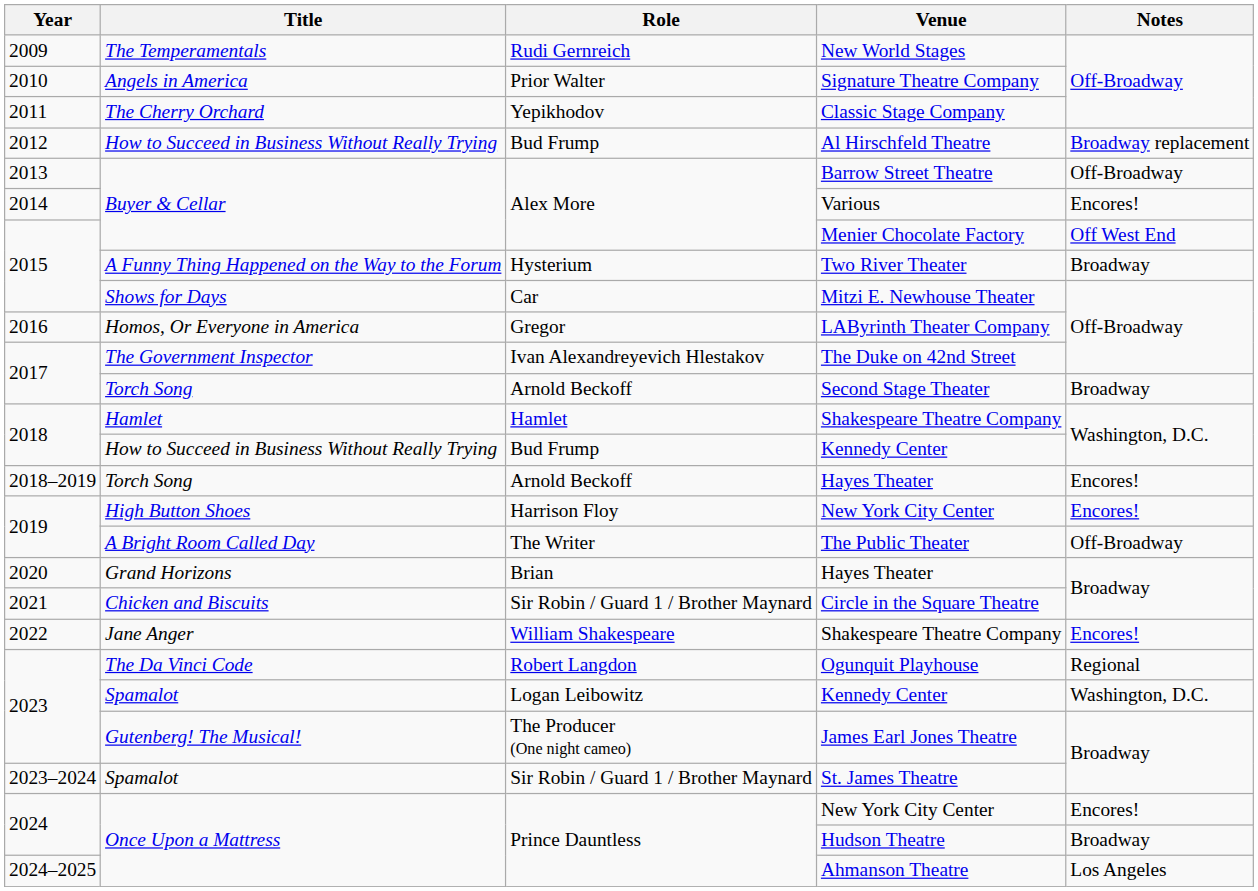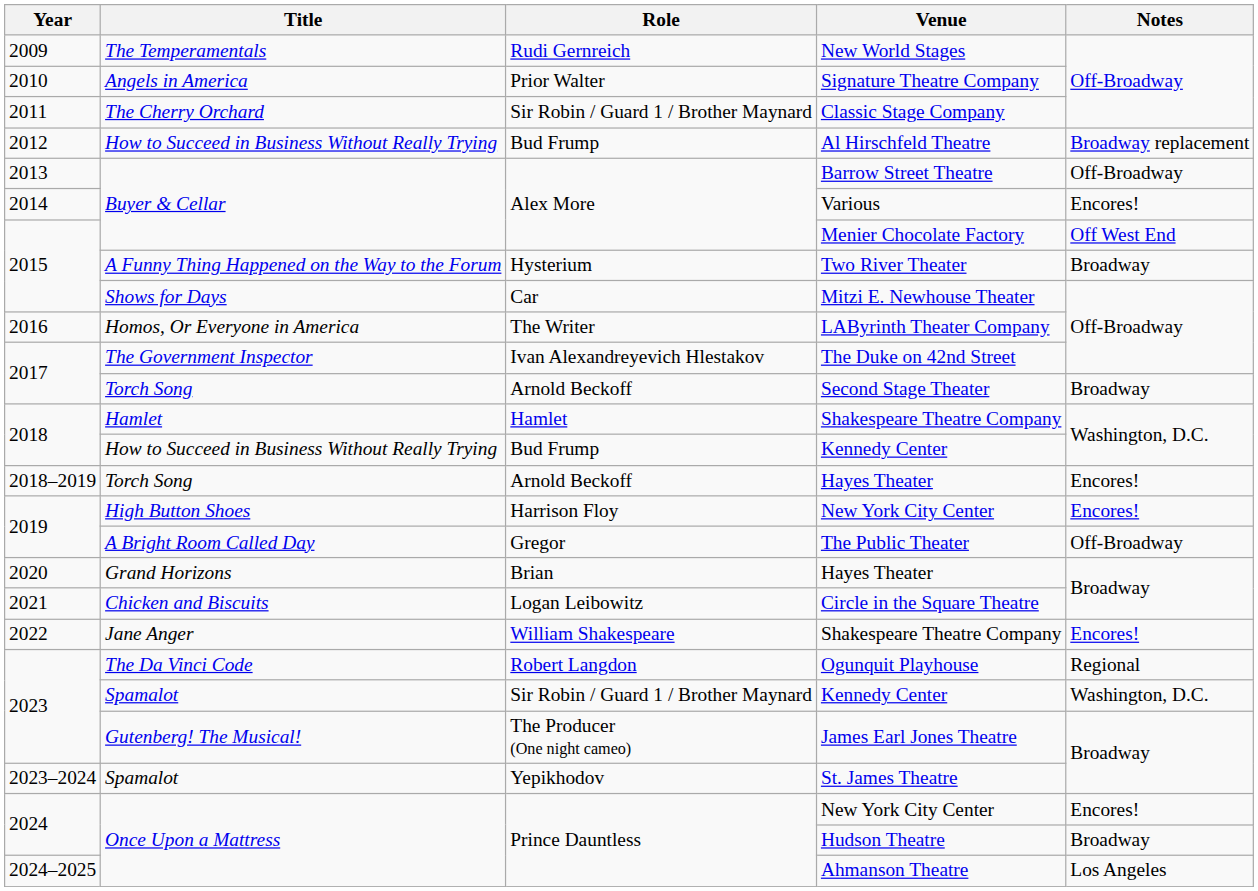(557, 111) Yepikhodov -> (661, 111) Sir Robin / Guard 1 / Brother Maynard
(538, 326) Gregor -> (552, 326) The Writer
(552, 541) The Writer -> (538, 541) Gregor
(661, 603) Sir Robin / Guard 1 / Brother Maynard -> (577, 603) Logan Leibowitz
(577, 695) Logan Leibowitz -> (661, 695) Sir Robin / Guard 1 / Brother Maynard
(661, 778) Sir Robin / Guard 1 / Brother Maynard -> (557, 778) Yepikhodov
